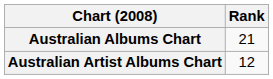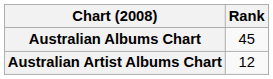(247, 39) 21 -> (247, 39) 45
